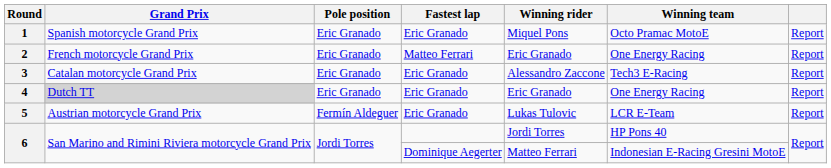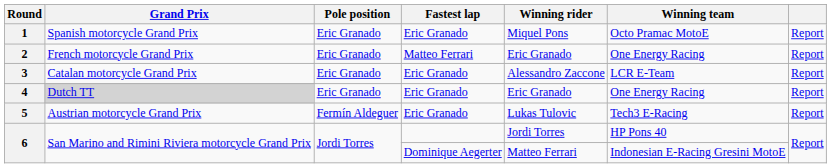(649, 73) Tech3 E-Racing -> (642, 73) LCR E-Team
(642, 112) LCR E-Team -> (649, 112) Tech3 E-Racing
